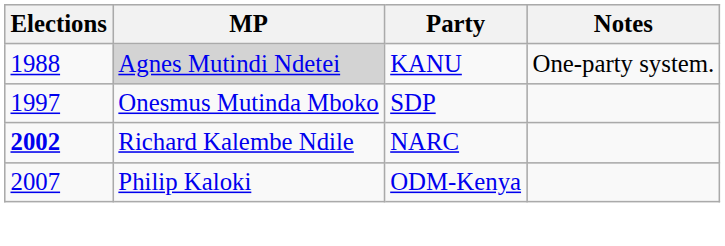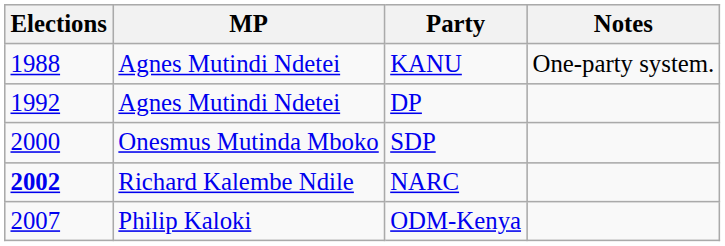(229, 63) lightgrey background -> (229, 63) no background
+ row: (406, 102)
(35, 102) 1997 -> (35, 142) 2000
